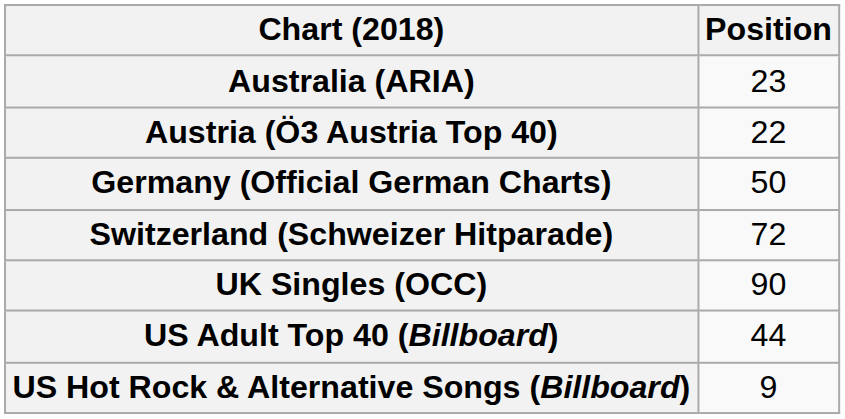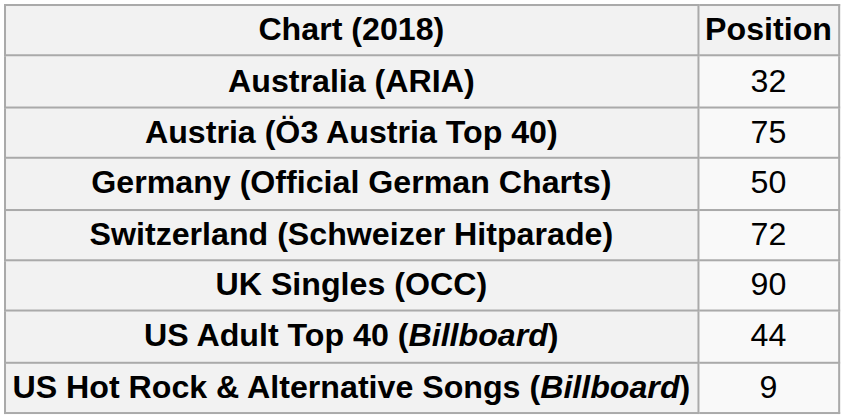(769, 81) 23 -> (769, 81) 32
(769, 132) 22 -> (769, 132) 75
